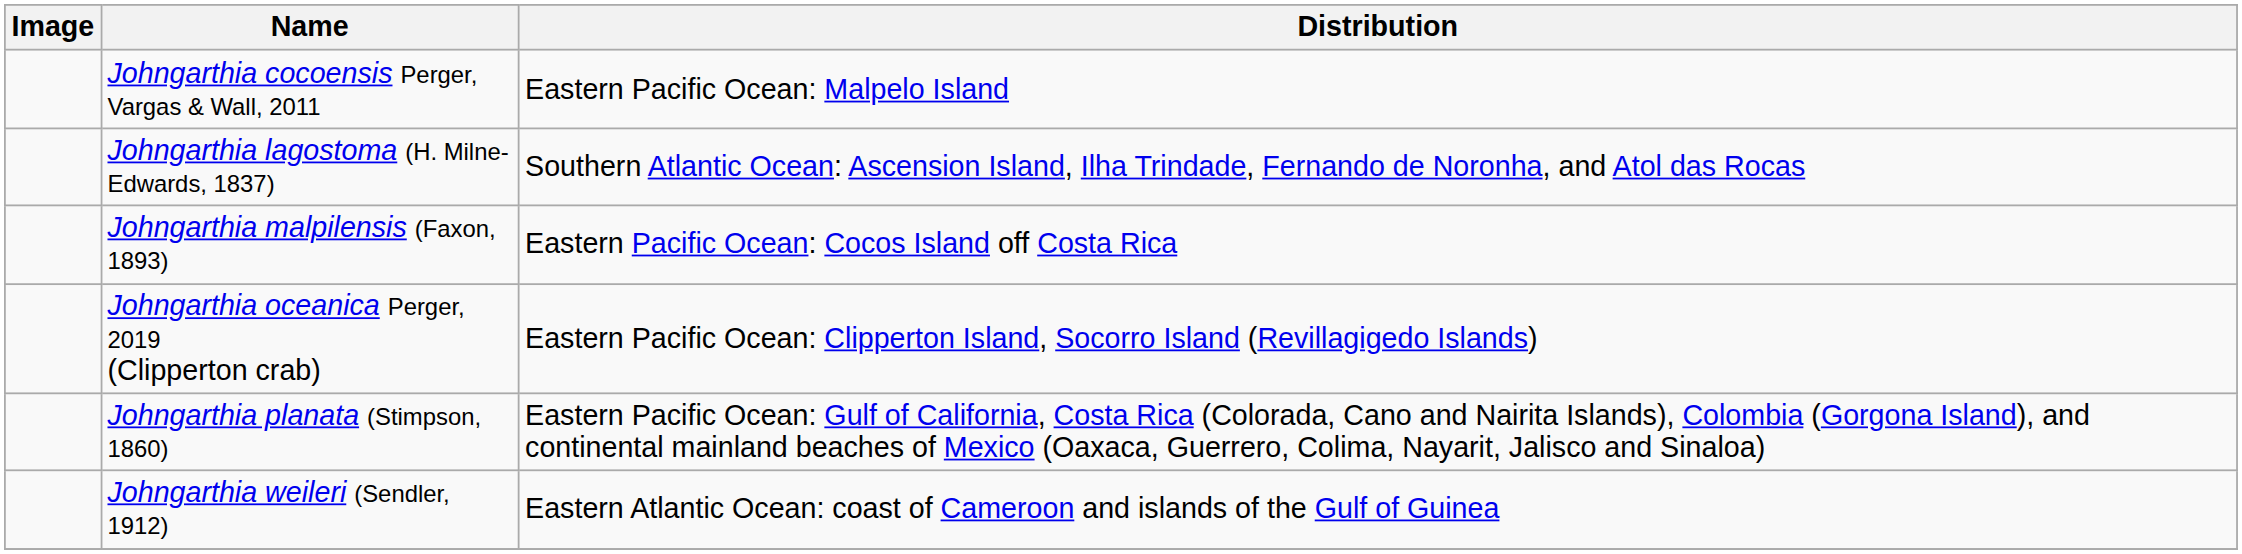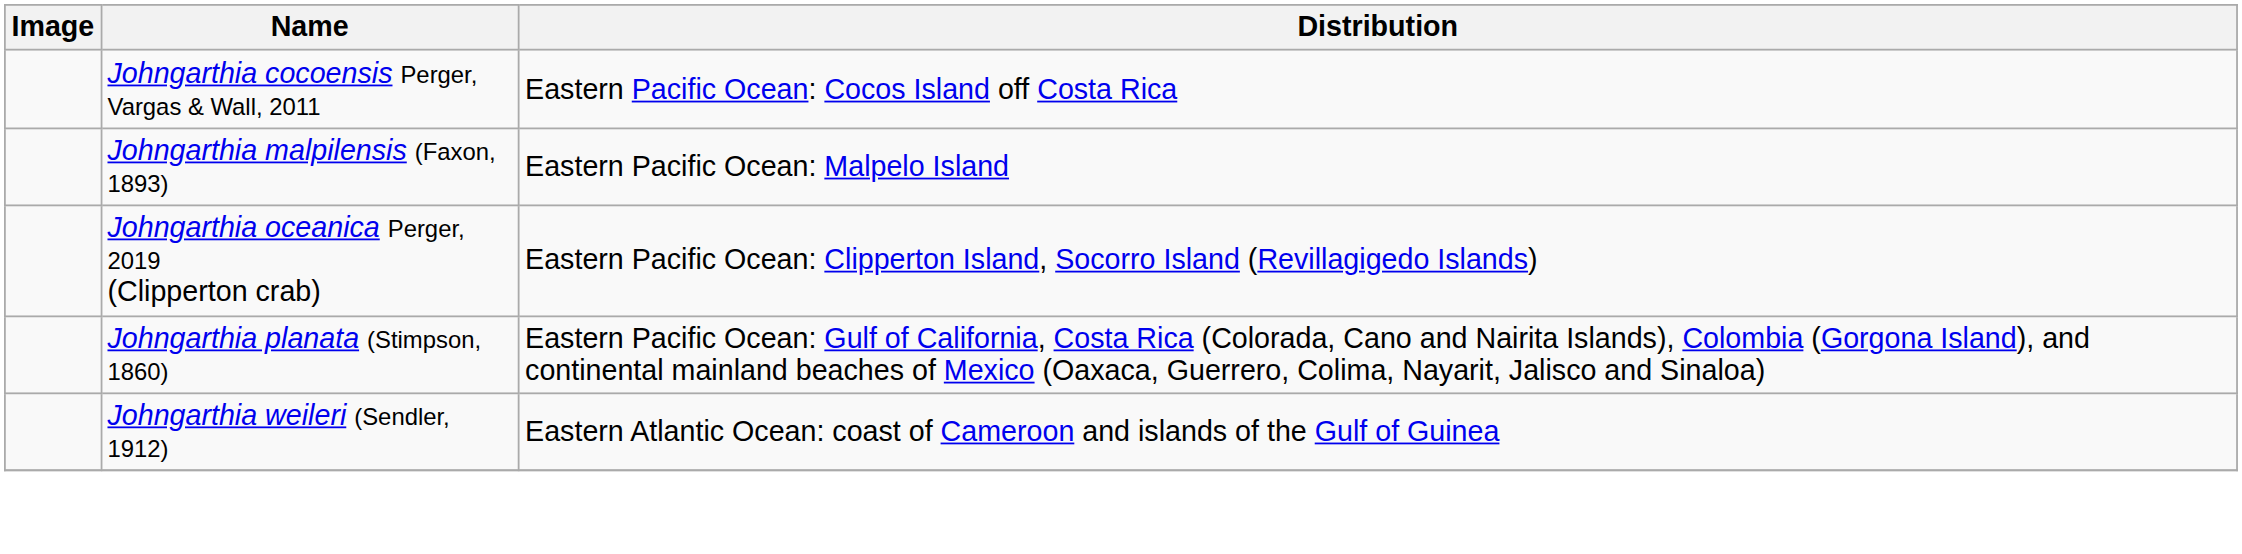(767, 88) Eastern Pacific Ocean: Malpelo Island -> (851, 88) Eastern Pacific Ocean: Cocos Island off Costa Rica
- row: (308, 166)
(851, 244) Eastern Pacific Ocean: Cocos Island off Costa Rica -> (767, 166) Eastern Pacific Ocean: Malpelo Island
